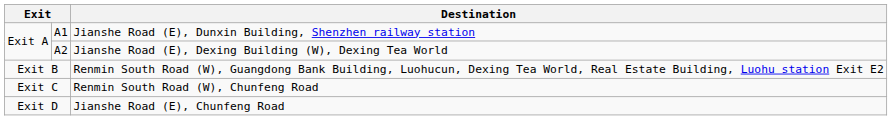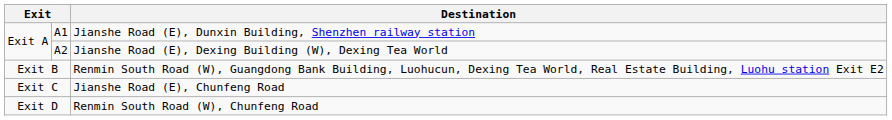(196, 87) Renmin South Road (W), Chunfeng Road -> (179, 87) Jianshe Road (E), Chunfeng Road
(179, 106) Jianshe Road (E), Chunfeng Road -> (196, 106) Renmin South Road (W), Chunfeng Road
